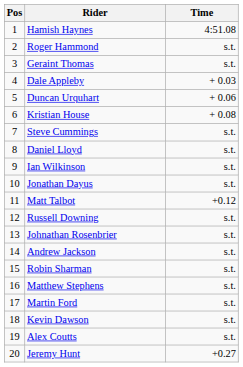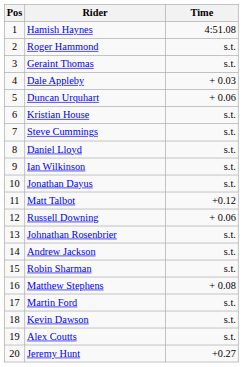(223, 115) + 0.08 -> (230, 115) s.t.
(230, 217) s.t. -> (223, 217) + 0.06
(230, 285) s.t. -> (223, 285) + 0.08
